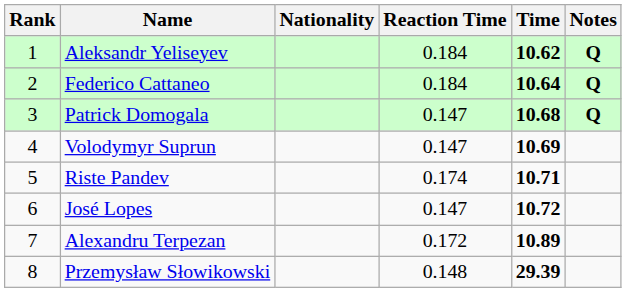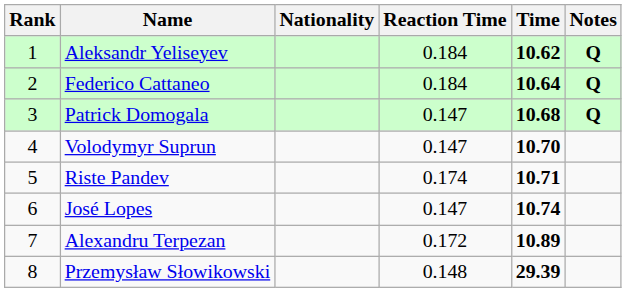(538, 146) 10.69 -> (538, 146) 10.70
(538, 209) 10.72 -> (538, 209) 10.74
